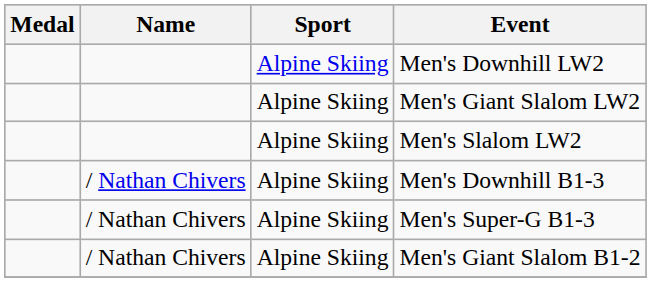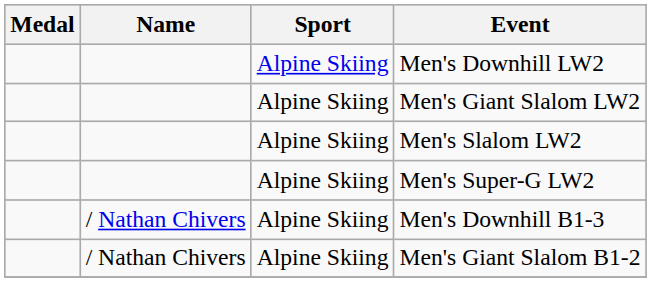+ row: (497, 180)
- row: (497, 219)
